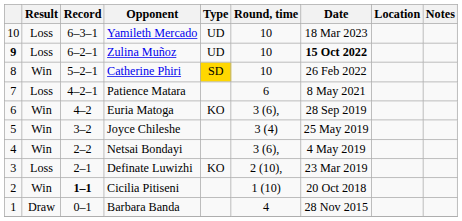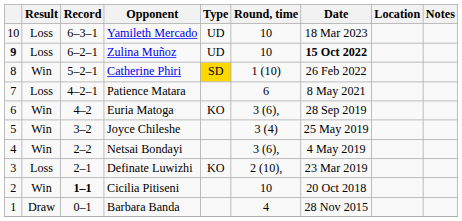(266, 71) 10 -> (266, 71) 1 (10)
(266, 187) 1 (10) -> (266, 187) 10
